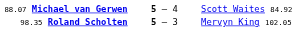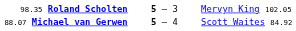rows swapped: (66, 9) <-> (74, 22)
